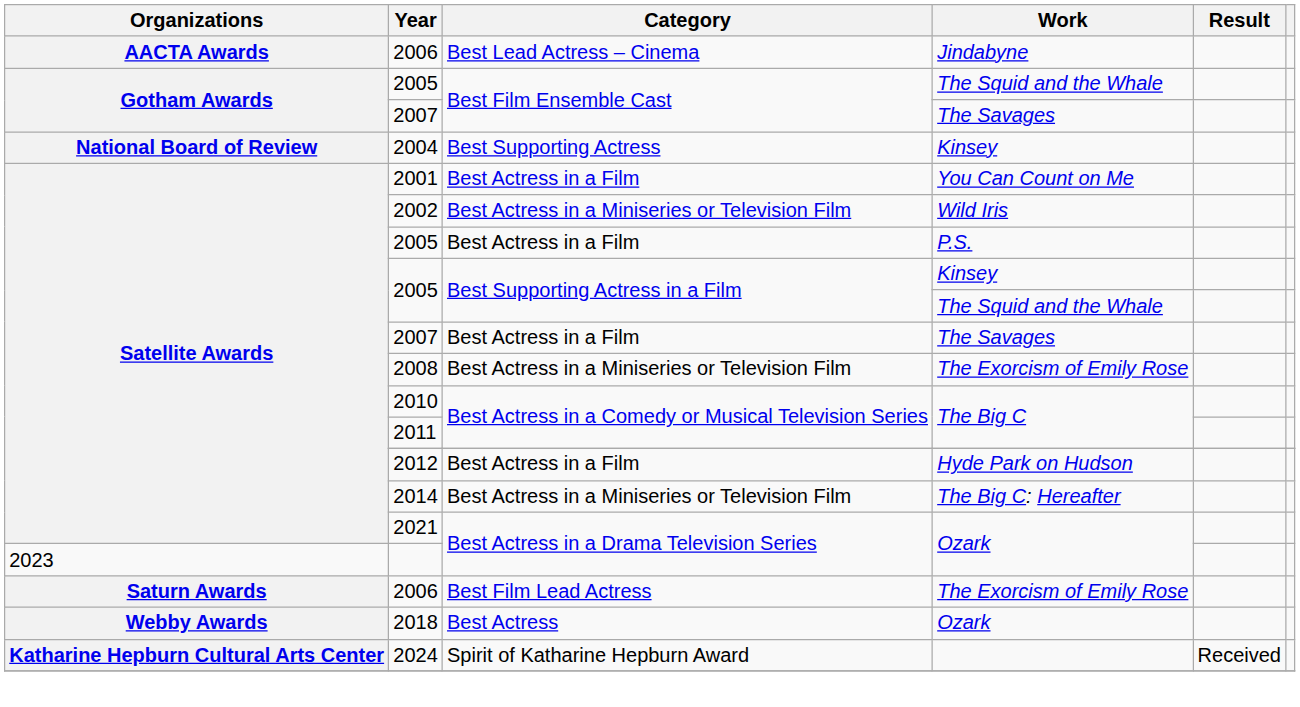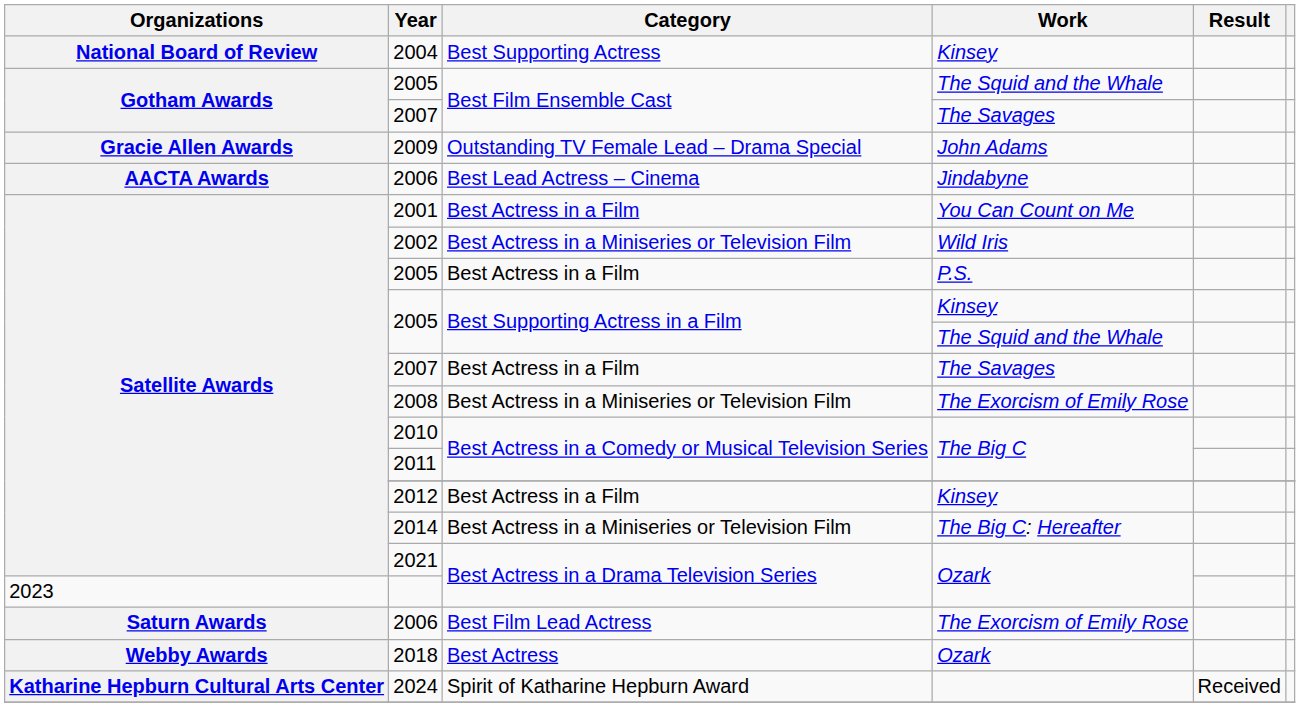rows swapped: (416, 52) <-> (416, 147)
+ row: (416, 147)
(1035, 464) Hyde Park on Hudson -> (967, 496) Kinsey
